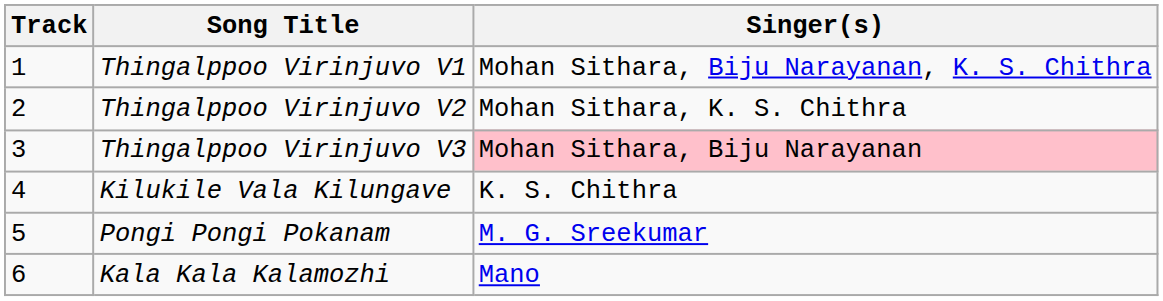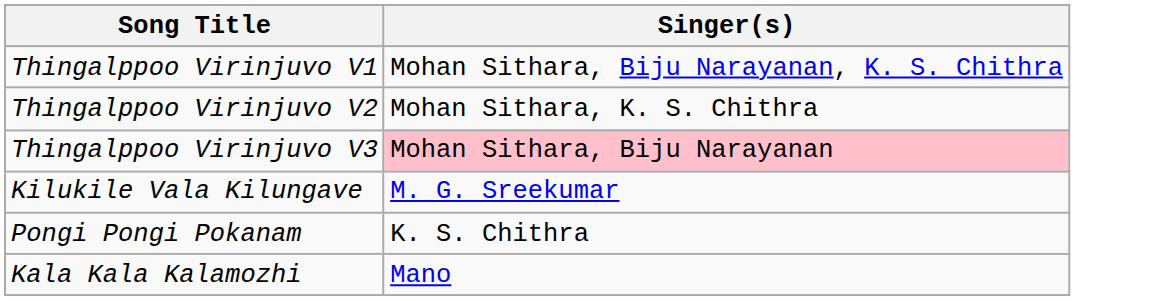- column: (49, 26)
(578, 192) K. S. Chithra -> (505, 192) M. G. Sreekumar
(593, 233) M. G. Sreekumar -> (490, 233) K. S. Chithra
